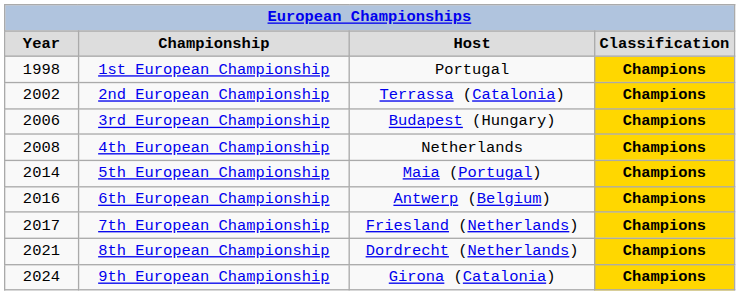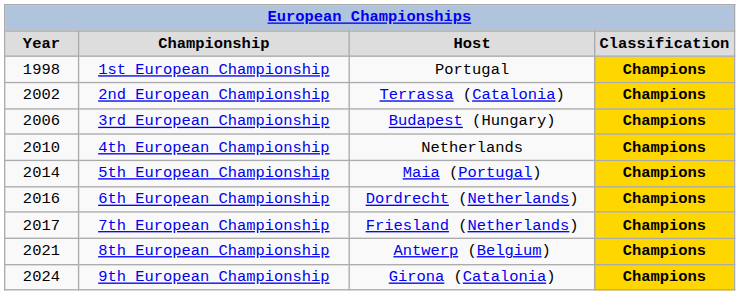(41, 147) 2008 -> (41, 147) 2010
(472, 199) Antwerp (Belgium) -> (472, 199) Dordrecht (Netherlands)
(472, 251) Dordrecht (Netherlands) -> (472, 251) Antwerp (Belgium)
